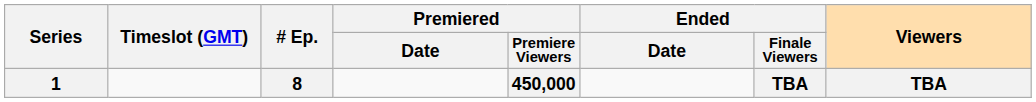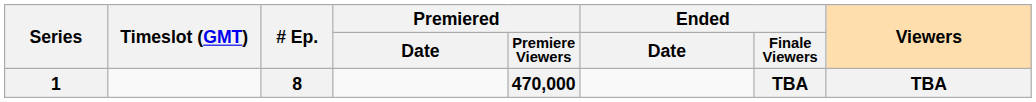(544, 83) 450,000 -> (544, 83) 470,000
